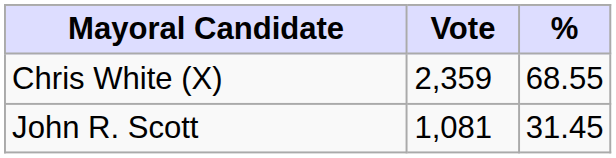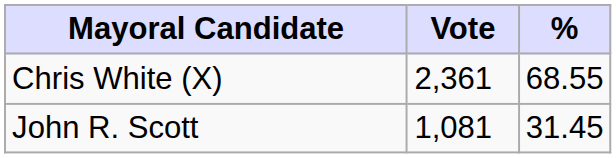(453, 78) 2,359 -> (453, 78) 2,361
